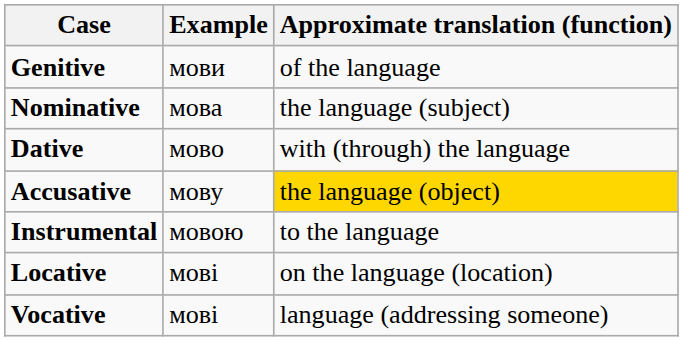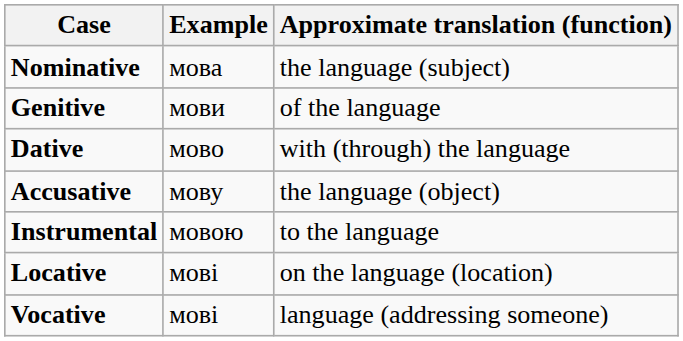rows swapped: (75, 107) <-> (58, 66)
(390, 190) gold background -> (390, 190) no background
